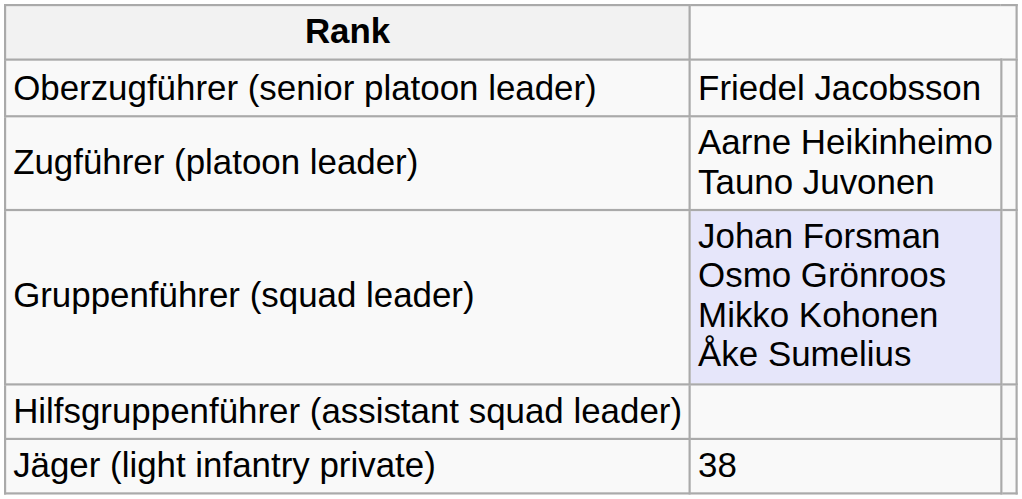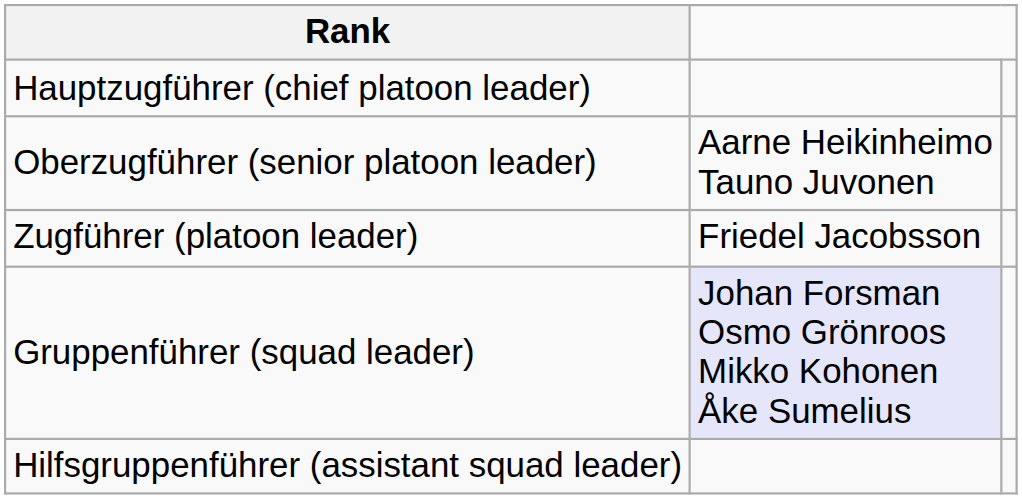+ row: (302, 87)
(840, 87) Friedel Jacobsson -> (845, 162) Aarne Heikinheimo Tauno Juvonen
(845, 162) Aarne Heikinheimo Tauno Juvonen -> (840, 237) Friedel Jacobsson
- row: (224, 465)
